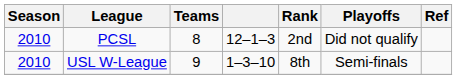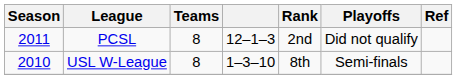(34, 39) 2010 -> (34, 39) 2011
(196, 62) 9 -> (196, 62) 8
